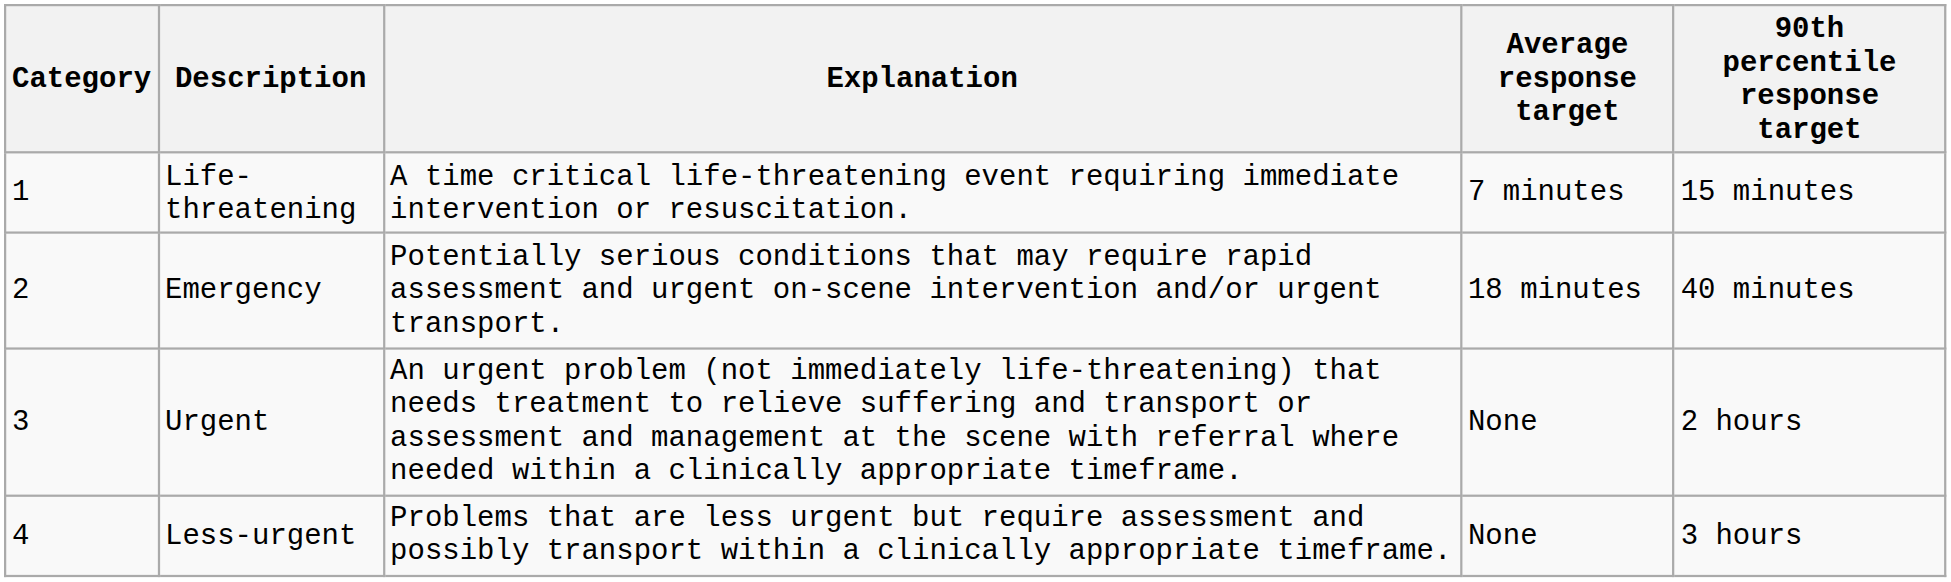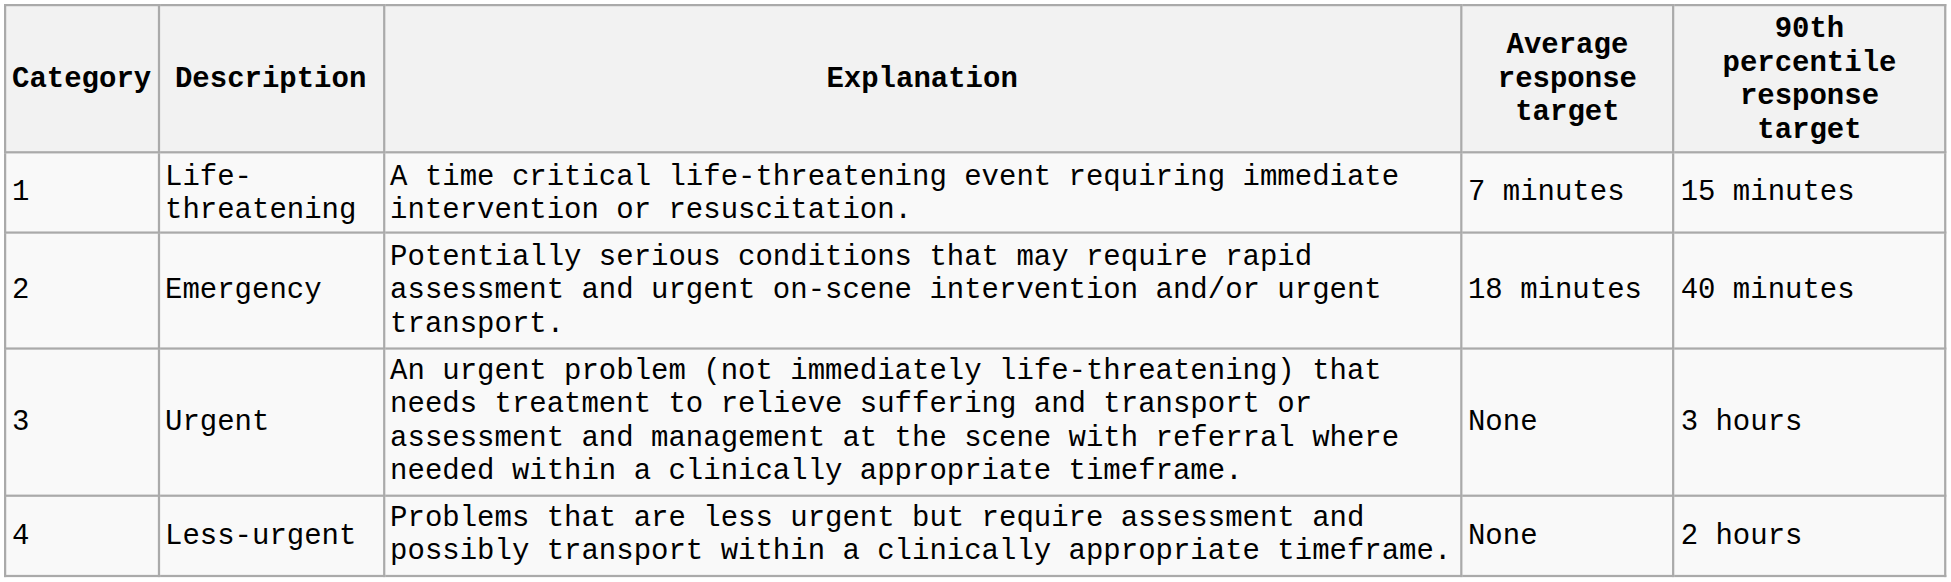(1742, 421) 2 hours -> (1742, 421) 3 hours
(1742, 536) 3 hours -> (1742, 536) 2 hours
